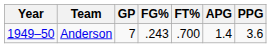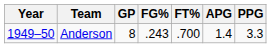(132, 33) 7 -> (132, 33) 8
(255, 33) 3.6 -> (255, 33) 3.3
